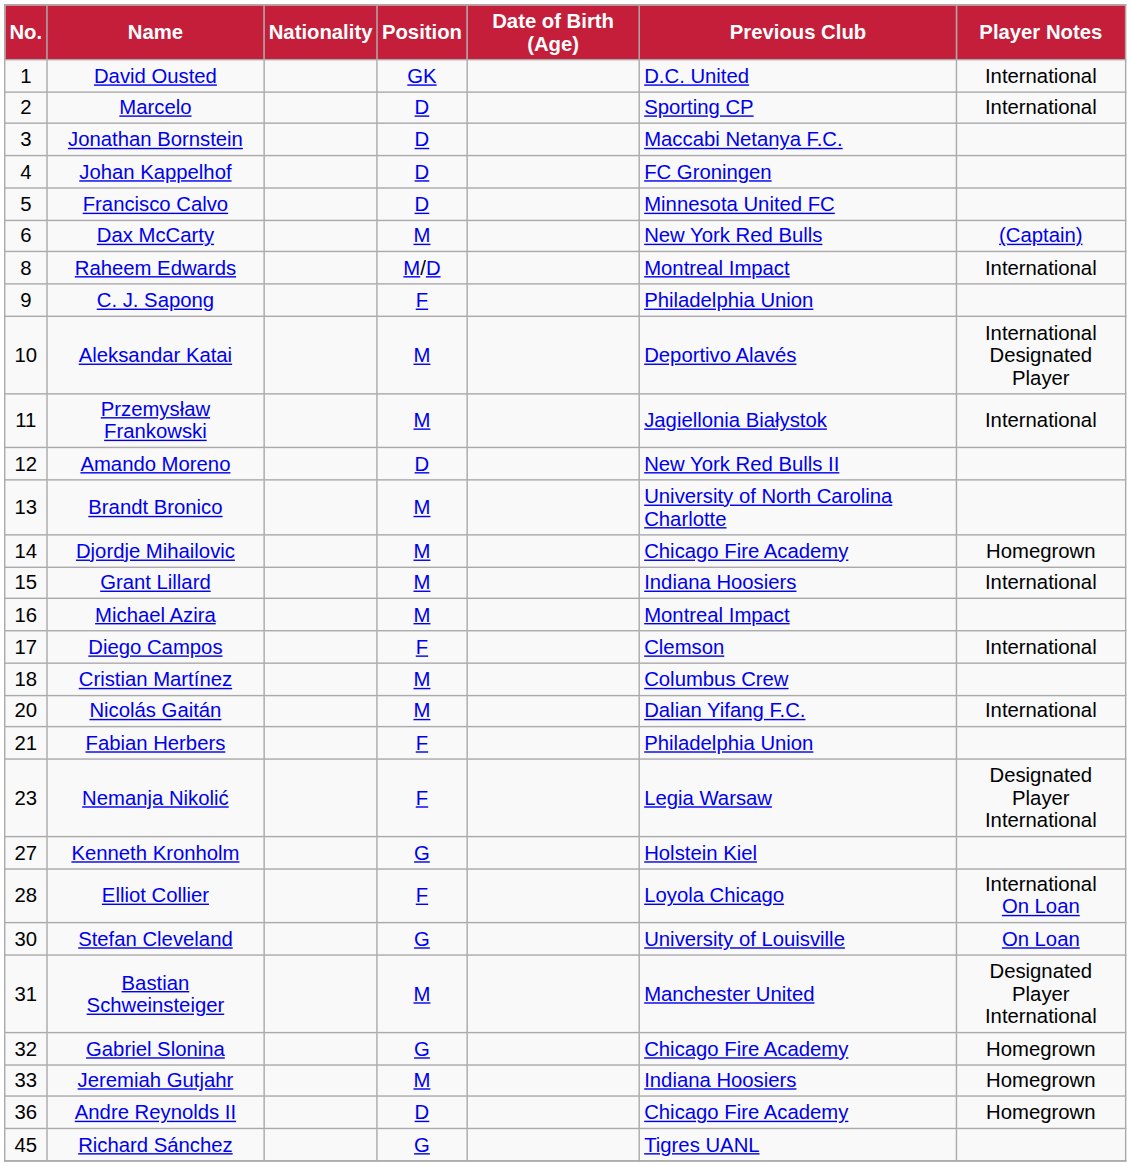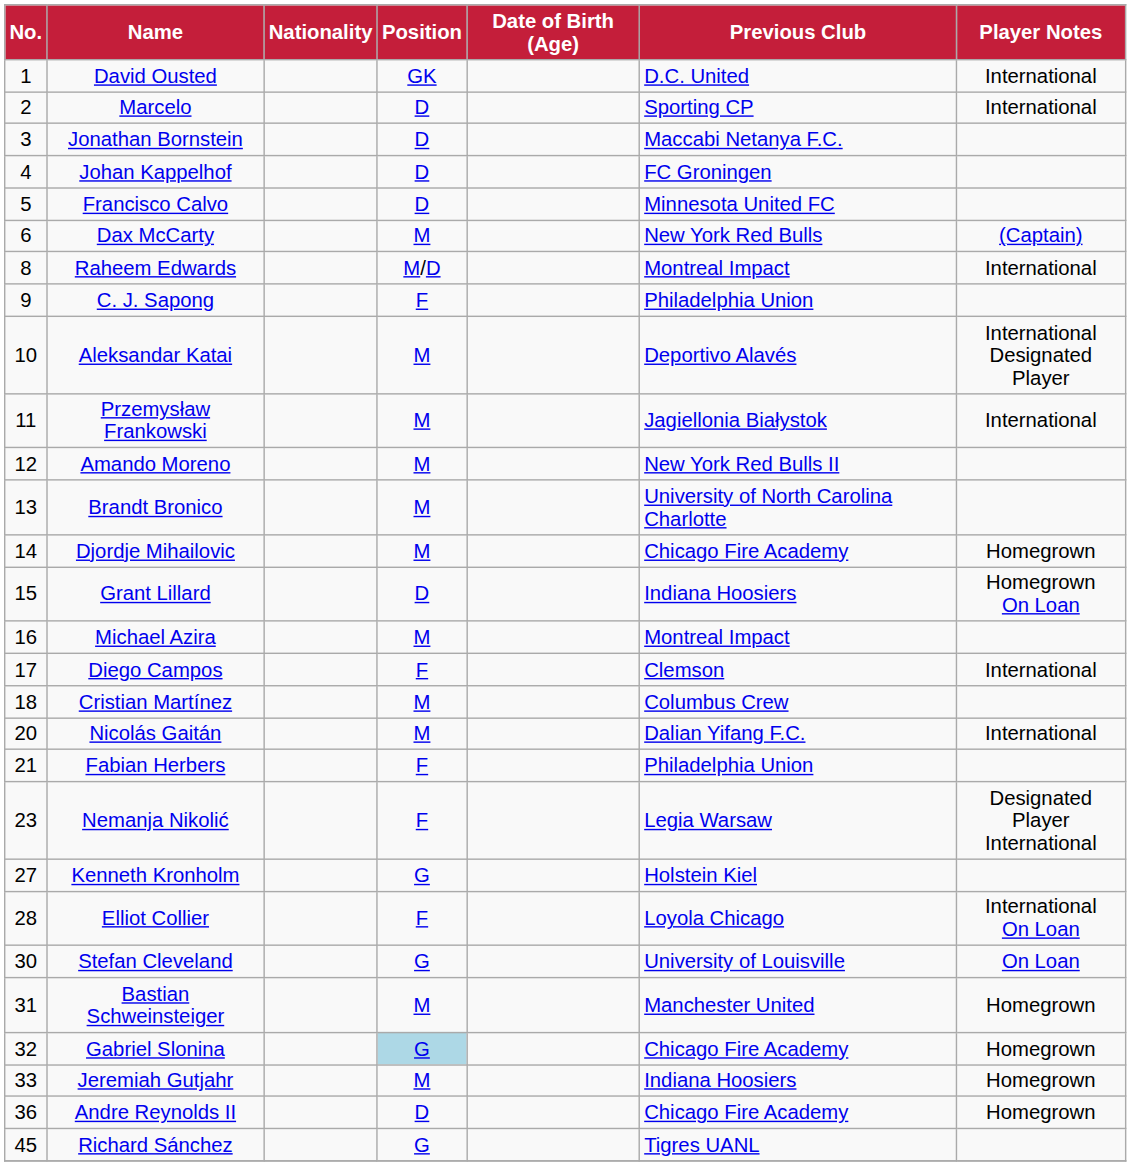(422, 464) D -> (422, 464) M
(422, 583) M -> (422, 594) D
(1041, 583) International -> (1041, 594) Homegrown On Loan
(1041, 994) Designated Player International -> (1041, 1005) Homegrown
(422, 1049) no background -> (422, 1049) lightblue background
